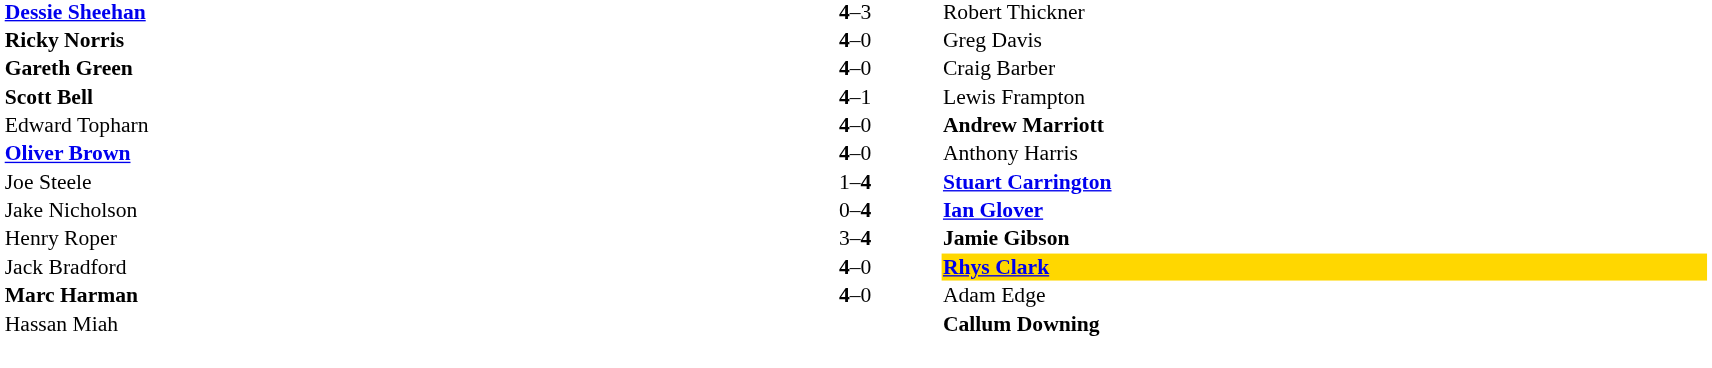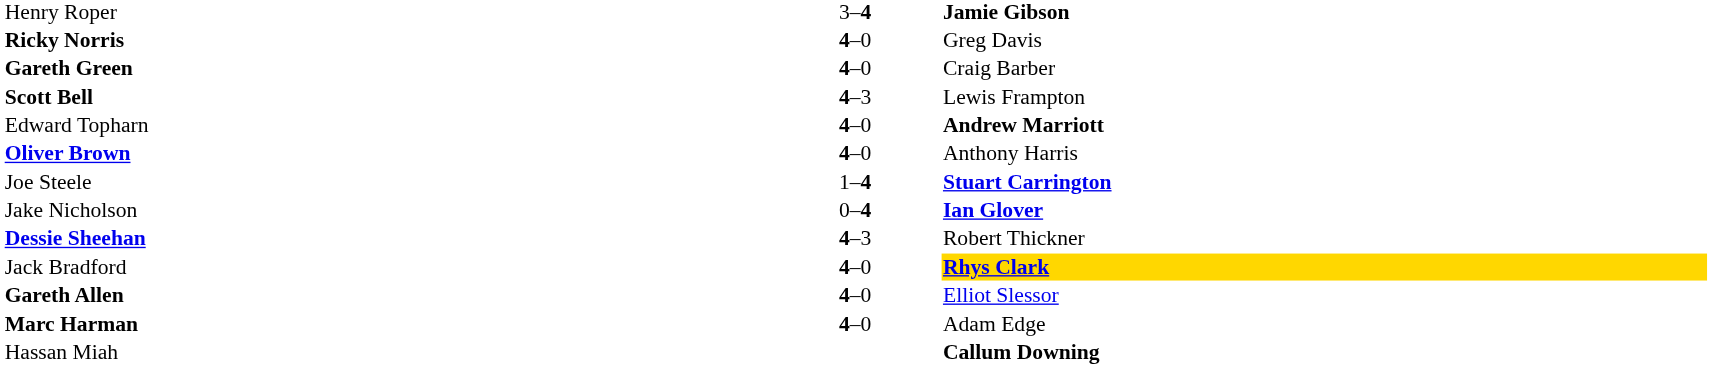rows swapped: (75, 11) <-> (61, 238)
(855, 96) 4–1 -> (855, 96) 4–3
+ row: (64, 295)
